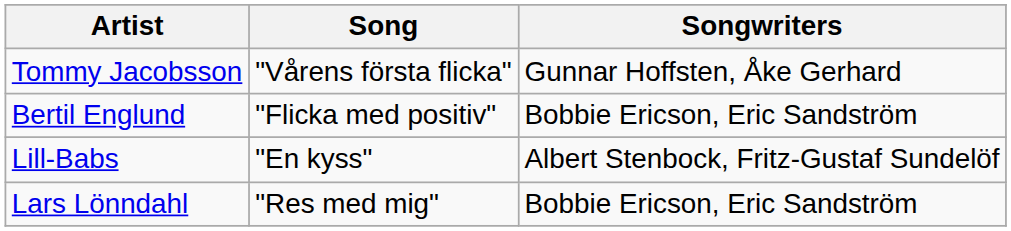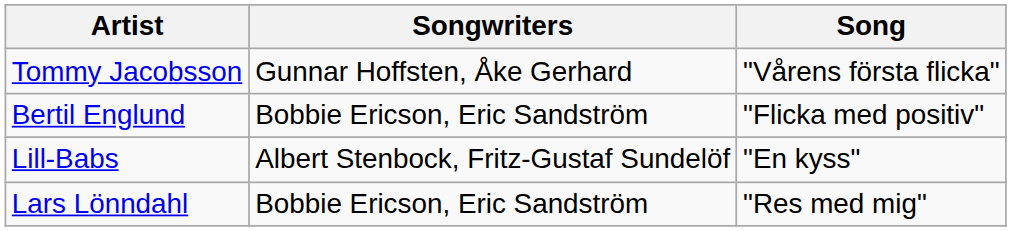columns swapped: (383, 26) <-> (762, 26)
